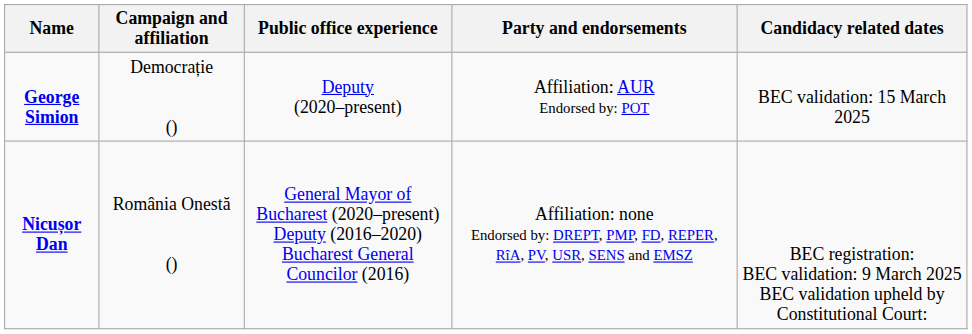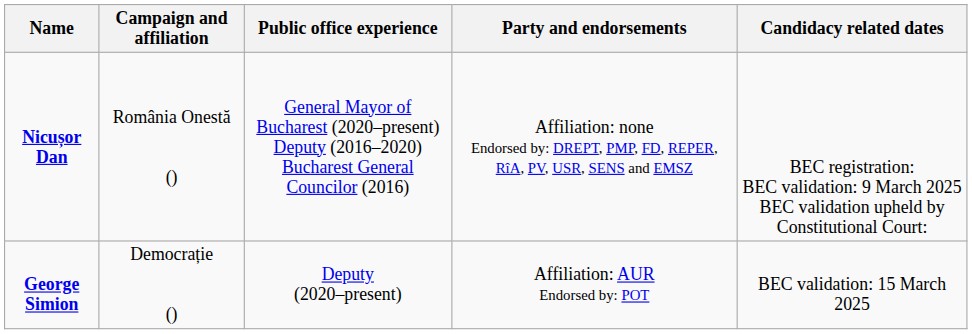rows swapped: (52, 106) <-> (52, 234)
